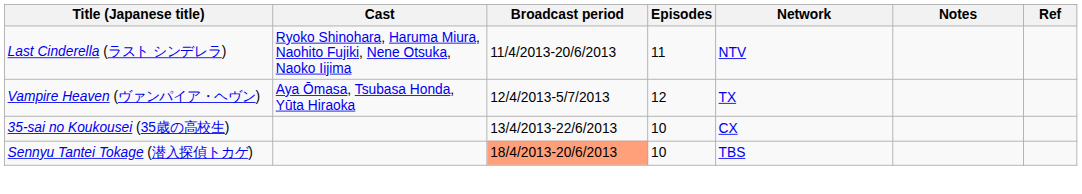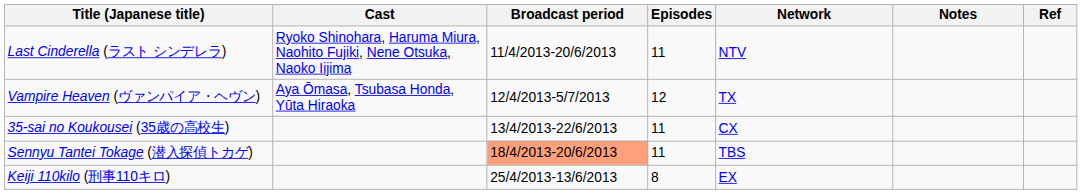(659, 128) 10 -> (658, 128) 11
(659, 153) 10 -> (658, 153) 11
+ row: (89, 176)
